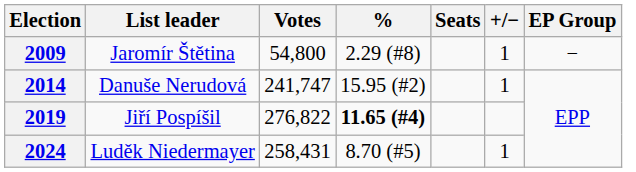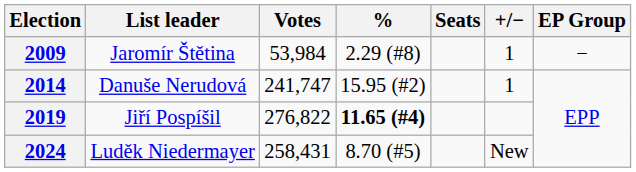(298, 53) 54,800 -> (298, 53) 53,984
(504, 150) 1 -> (509, 150) New
